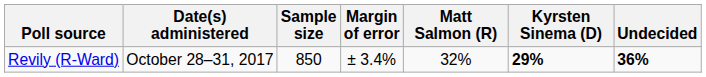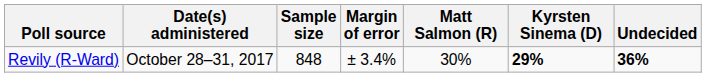(309, 59) 850 -> (309, 59) 848
(456, 59) 32% -> (456, 59) 30%
